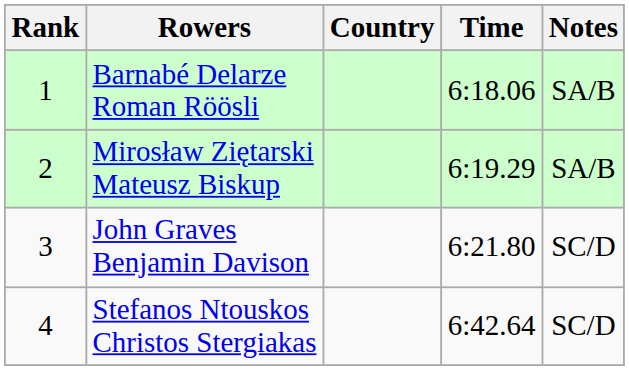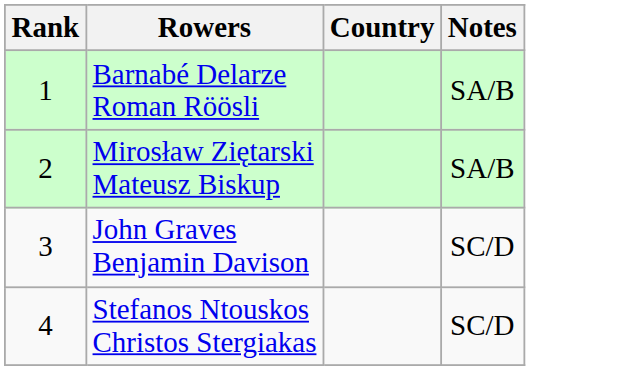- column: (492, 27)
